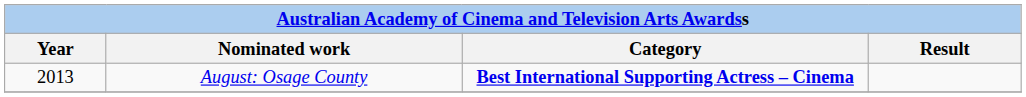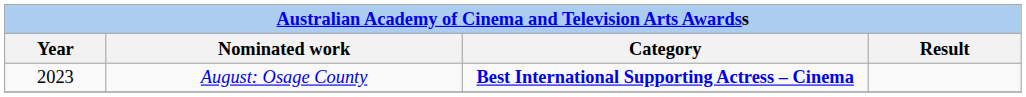(55, 77) 2013 -> (55, 77) 2023
